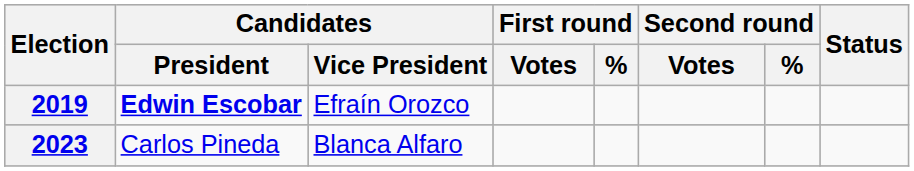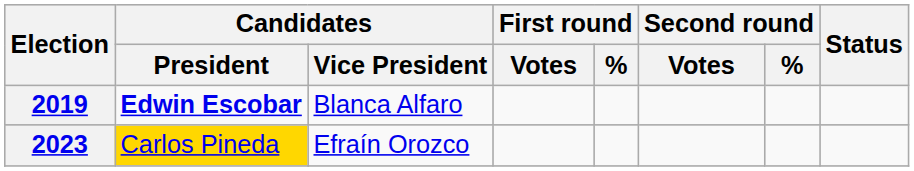(391, 104) Efraín Orozco -> (388, 104) Blanca Alfaro
(200, 144) no background -> (200, 144) gold background
(388, 144) Blanca Alfaro -> (391, 144) Efraín Orozco
